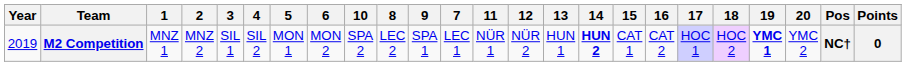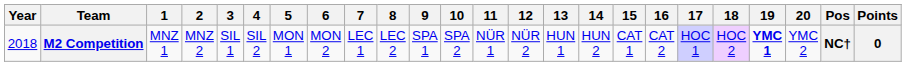columns swapped: (457, 15) <-> (360, 15)
(22, 43) 2019 -> (22, 43) 2018
(596, 43) bold -> (596, 43) normal
